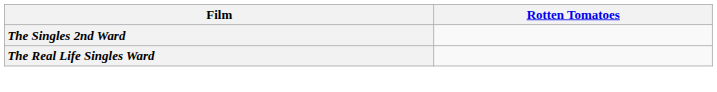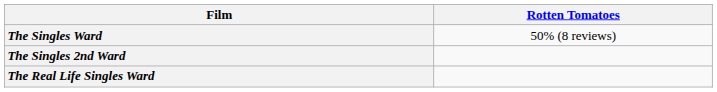+ row: (55, 35)
